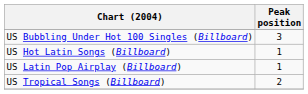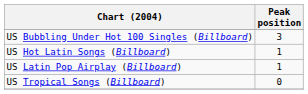(279, 82) 2 -> (279, 82) 0
